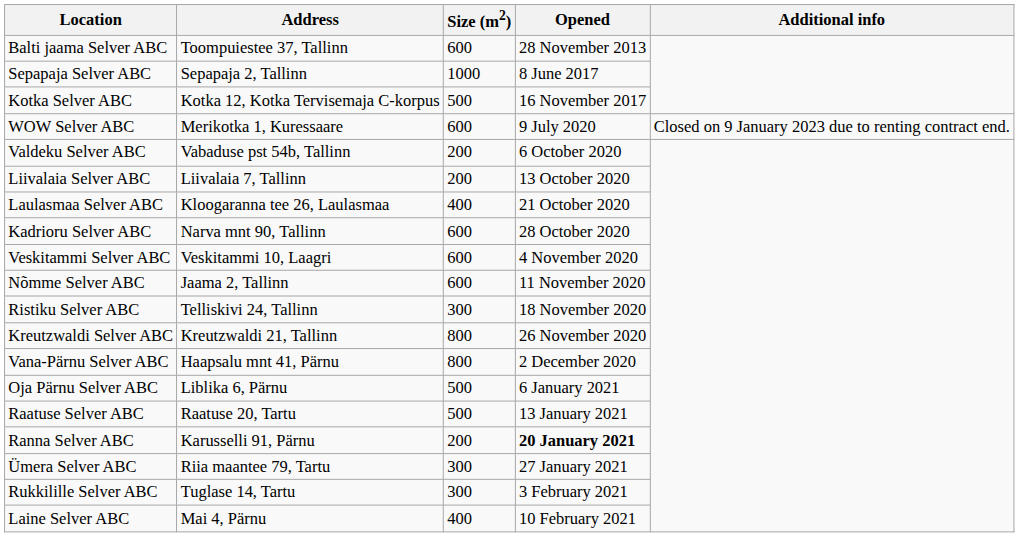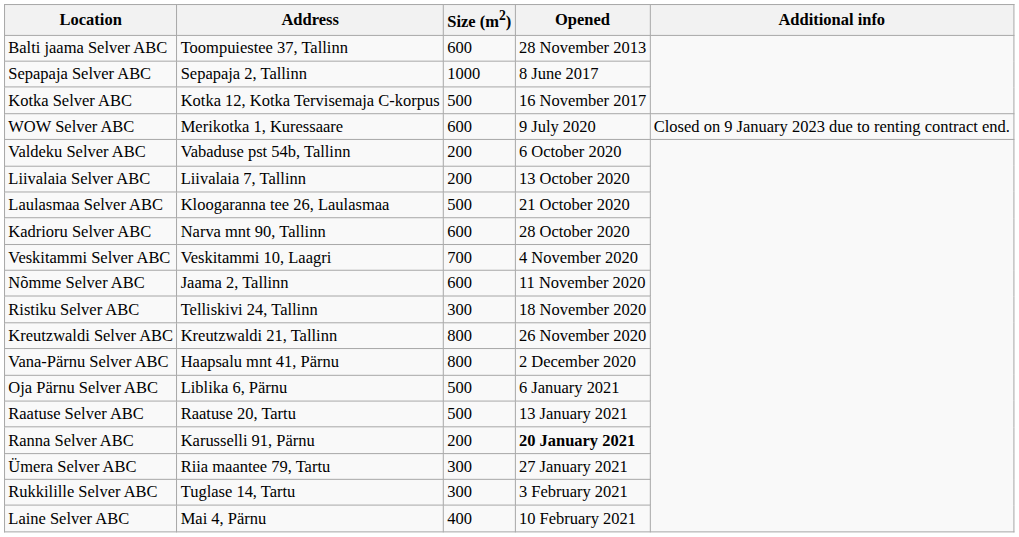(460, 204) 400 -> (460, 204) 500
(460, 257) 600 -> (460, 257) 700
